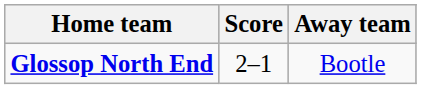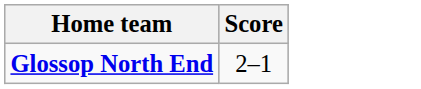- column: (352, 24)
